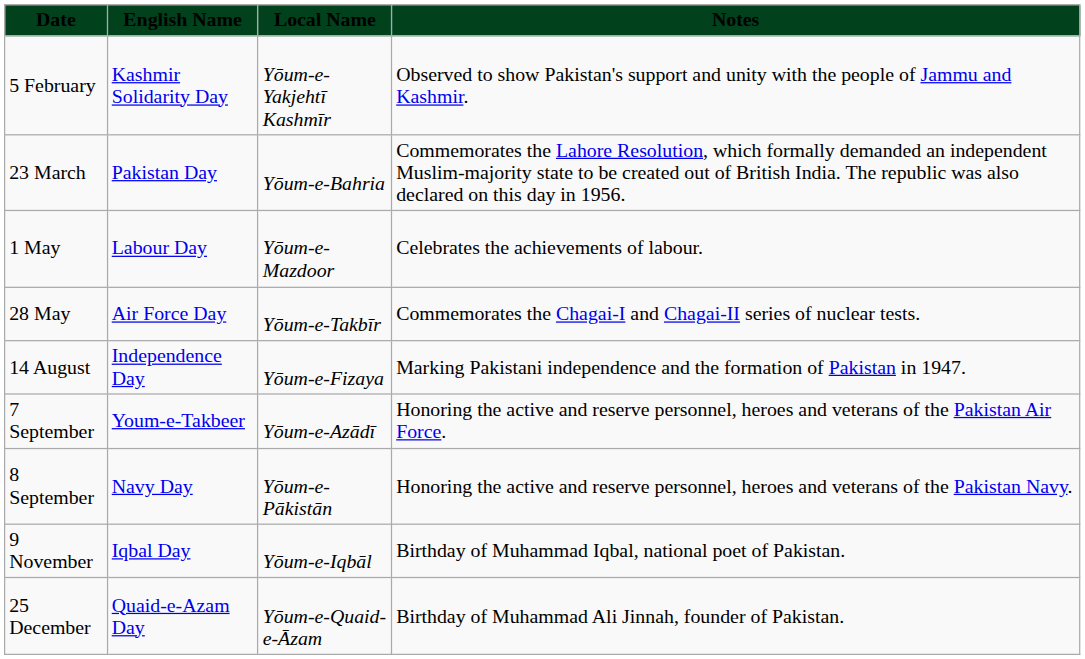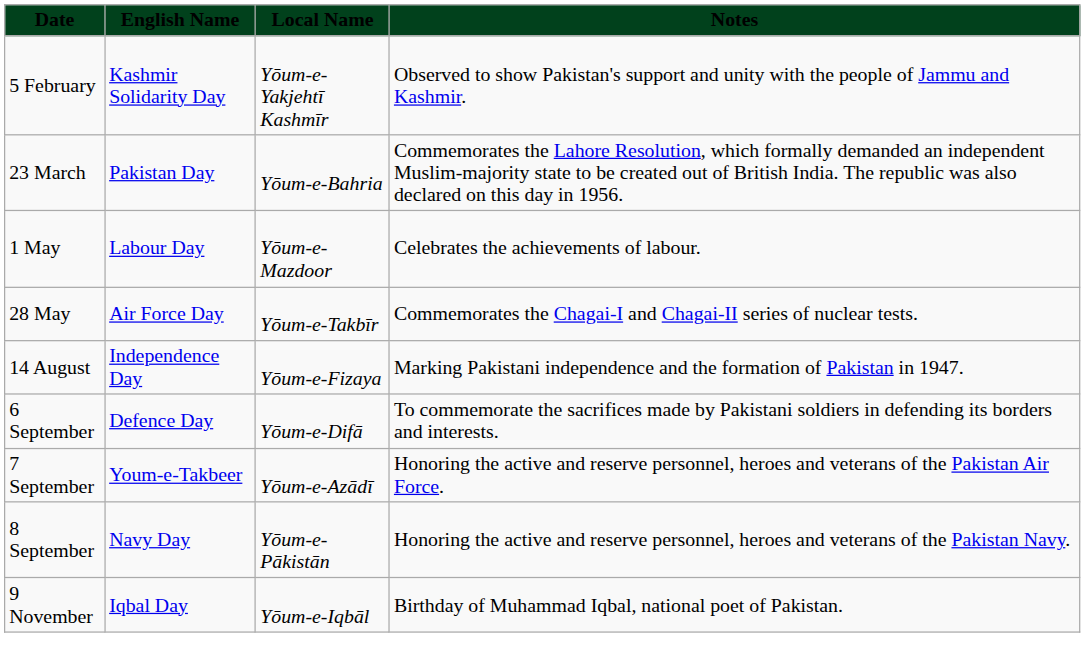+ row: (52, 421)
- row: (50, 615)
